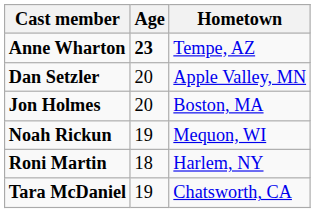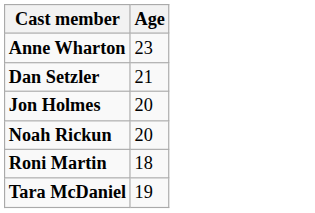- column: (240, 18)
(144, 47) bold -> (144, 47) normal
(144, 76) 20 -> (144, 76) 21
(144, 134) 19 -> (144, 134) 20
